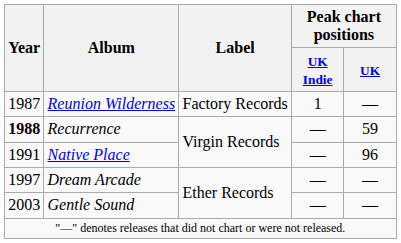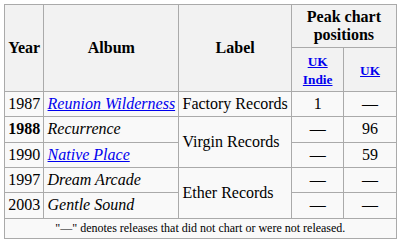(370, 129) 59 -> (370, 129) 96
(24, 154) 1991 -> (24, 154) 1990
(370, 154) 96 -> (370, 154) 59
